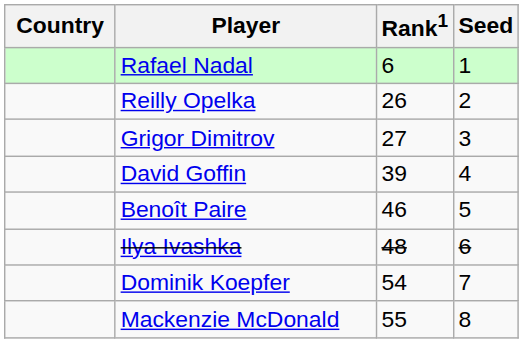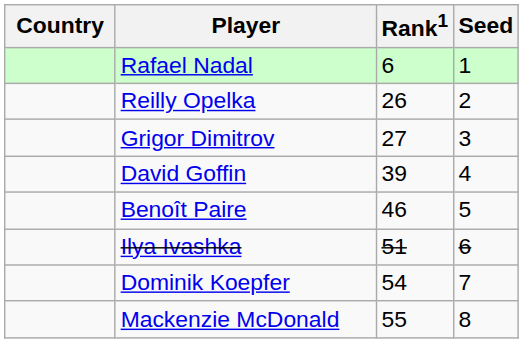(394, 246) 48 -> (394, 246) 51
